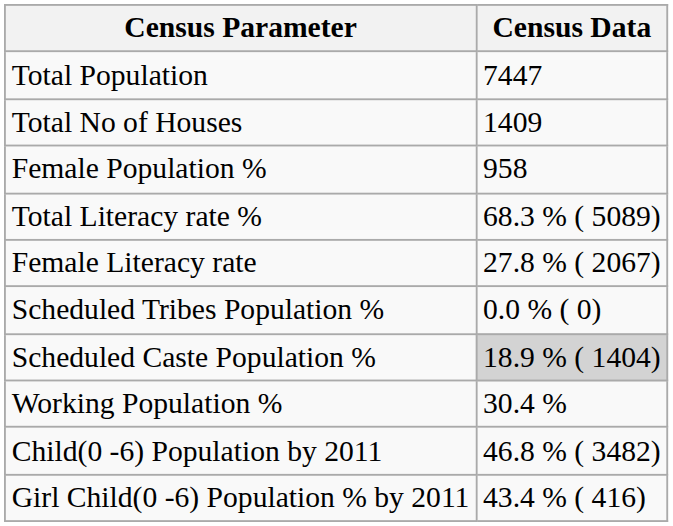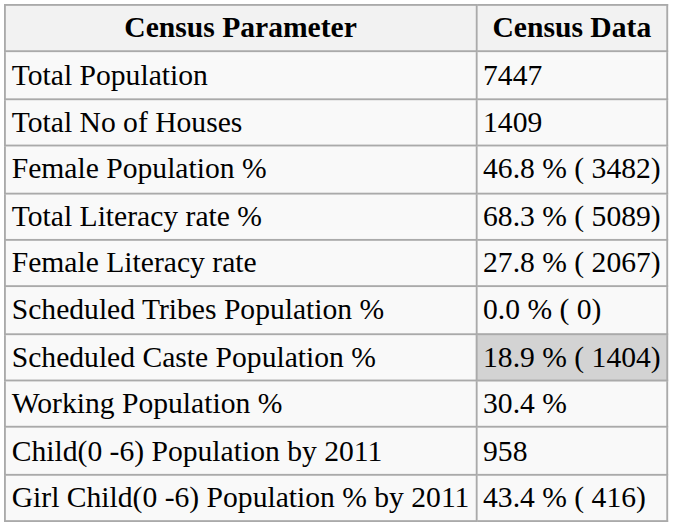(505, 168) 958 -> (572, 168) 46.8 % ( 3482)
(572, 450) 46.8 % ( 3482) -> (505, 450) 958
